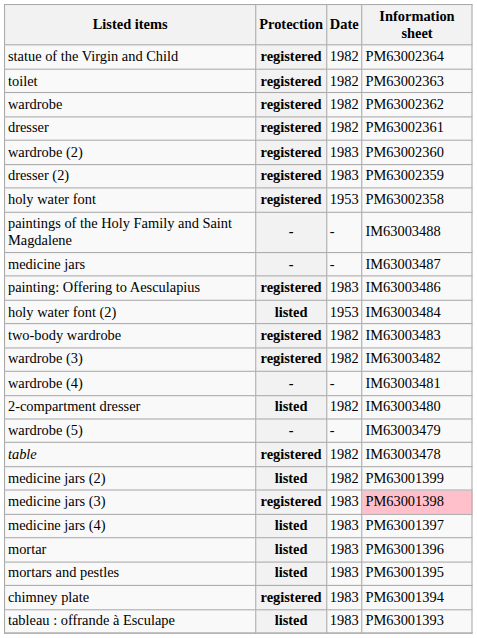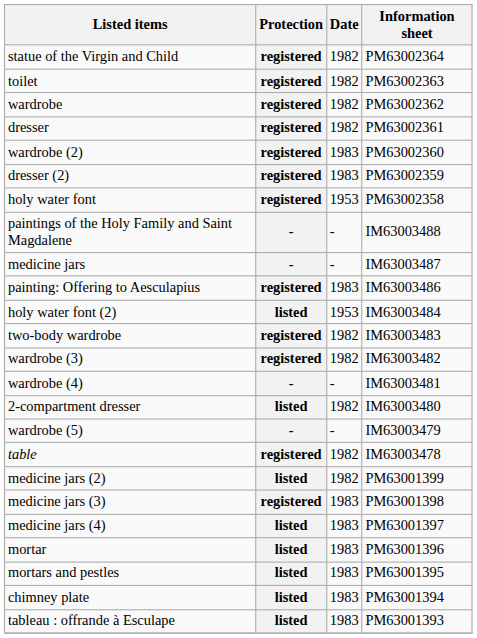(405, 502) pink background -> (405, 502) no background
(291, 597) registered -> (291, 597) listed
